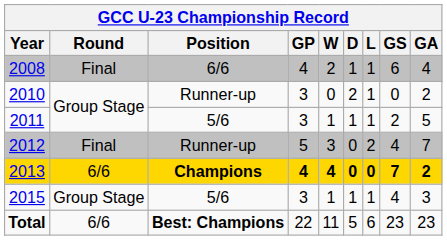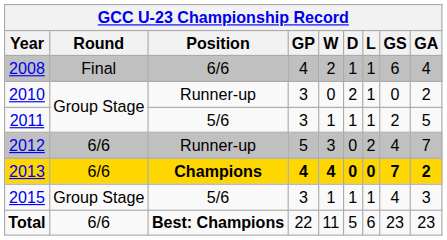(99, 146) Final -> (99, 146) 6/6
